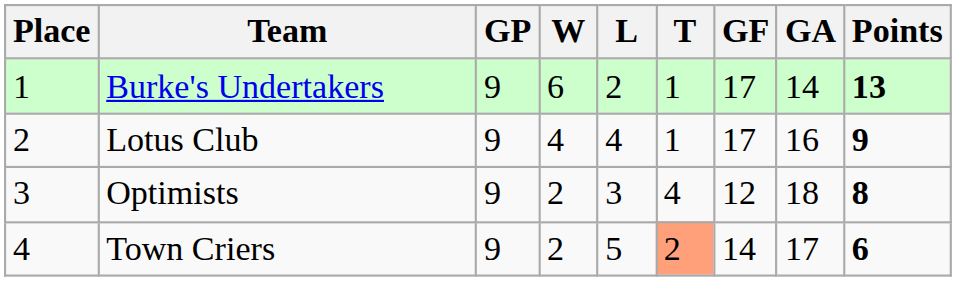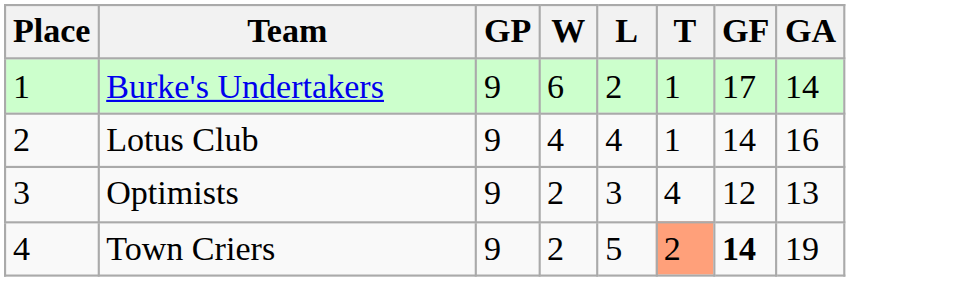- column: (897, 31)
(739, 139) 17 -> (739, 139) 14
(802, 193) 18 -> (802, 193) 13
(739, 247) normal -> (739, 247) bold
(802, 247) 17 -> (802, 247) 19
